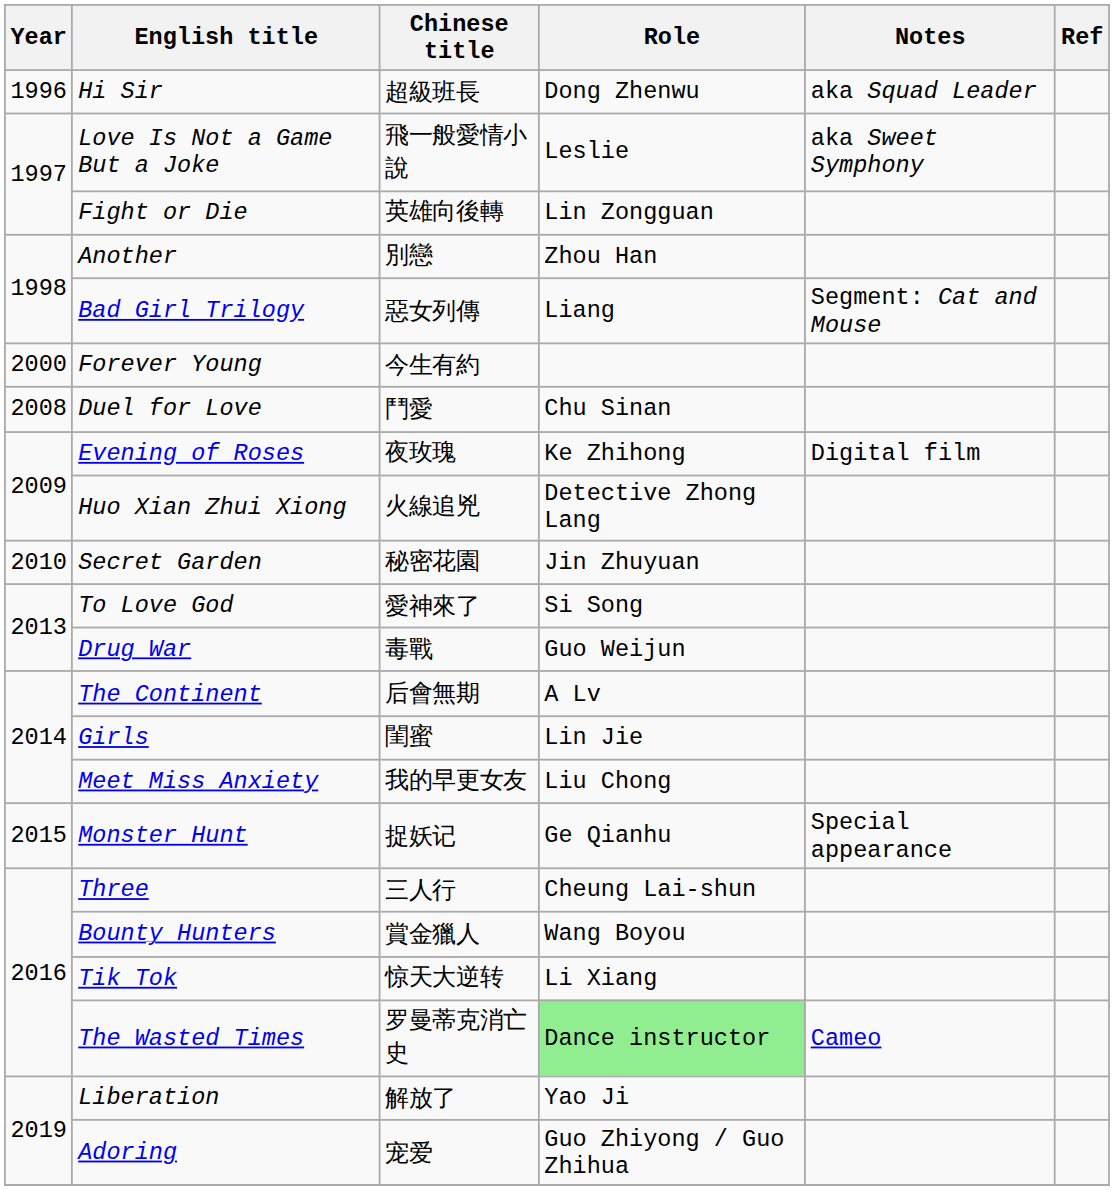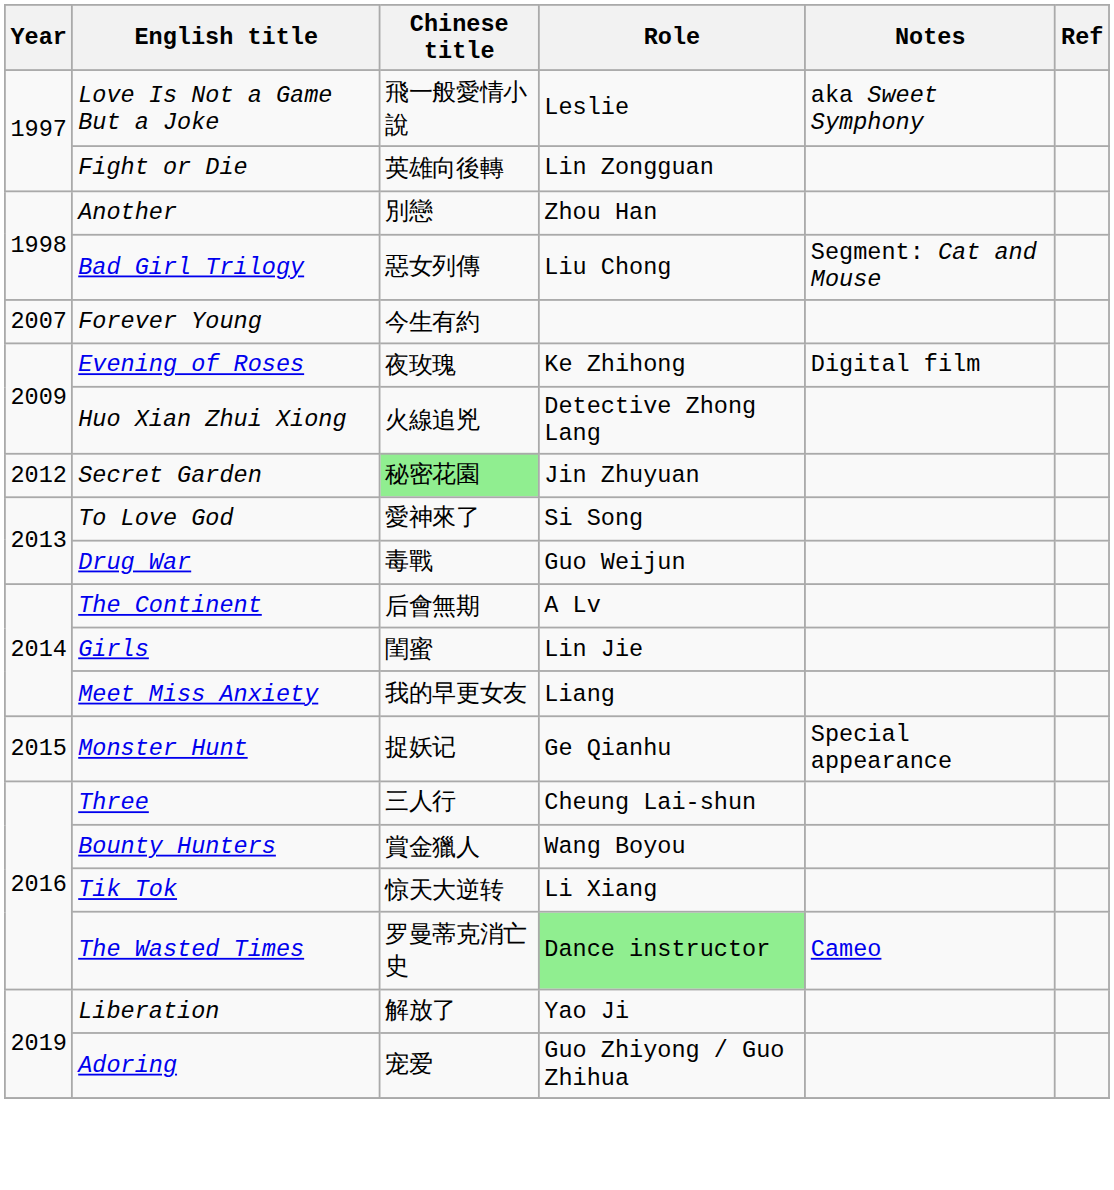- row: (121, 92)
(580, 311) Liang -> (608, 267) Liu Chong
(39, 365) 2000 -> (39, 322) 2007
- row: (170, 409)
(39, 562) 2010 -> (39, 475) 2012
(432, 563) no background -> (432, 476) lightgreen background
(608, 781) Liu Chong -> (580, 694) Liang
